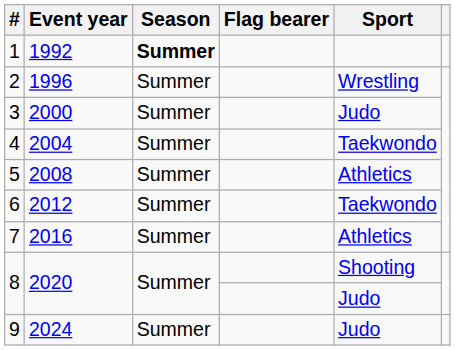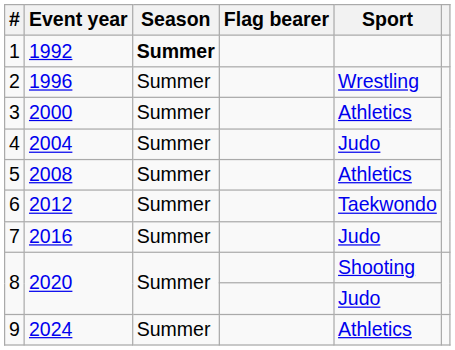(359, 112) Judo -> (375, 112) Athletics
(387, 143) Taekwondo -> (359, 143) Judo
(375, 236) Athletics -> (359, 236) Judo
(359, 329) Judo -> (375, 329) Athletics
